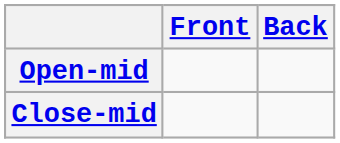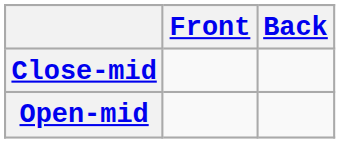rows swapped: (84, 115) <-> (84, 71)
